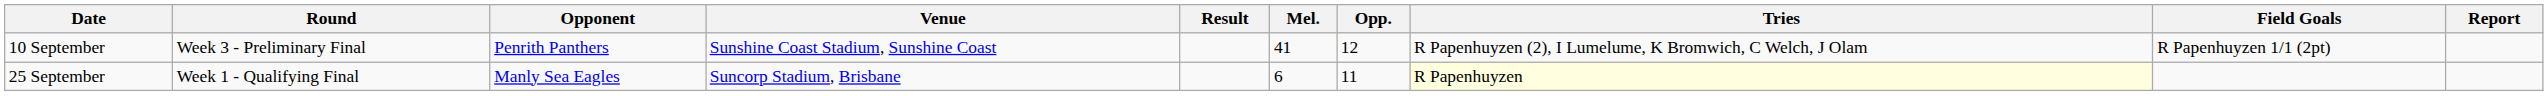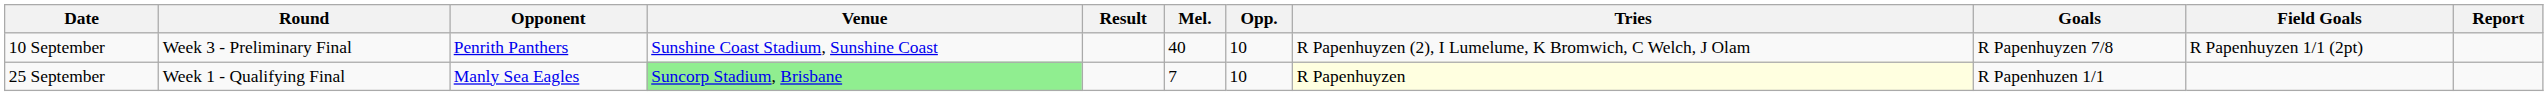+ column: (2080, 18)
(1283, 47) 41 -> (1177, 47) 40
(1349, 47) 12 -> (1238, 47) 10
(805, 75) no background -> (747, 75) lightgreen background
(1278, 75) 6 -> (1173, 75) 7
(1349, 75) 11 -> (1238, 75) 10
